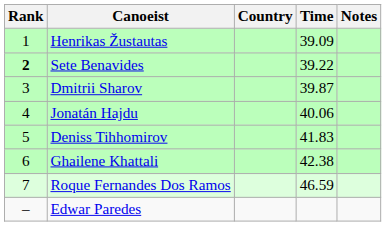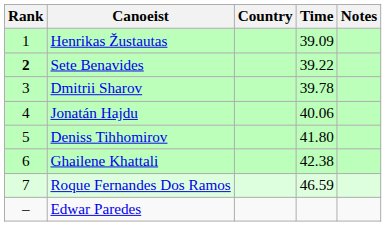(317, 88) 39.87 -> (317, 88) 39.78
(317, 137) 41.83 -> (317, 137) 41.80
